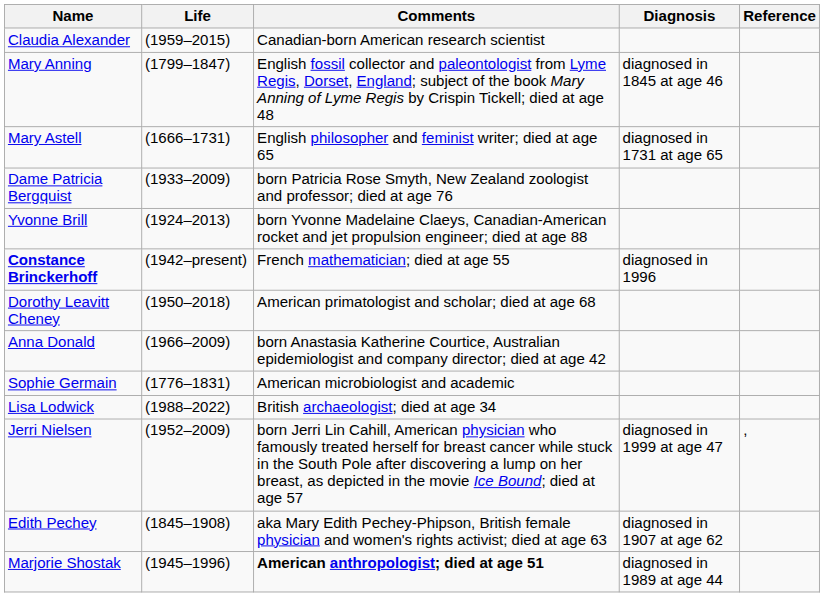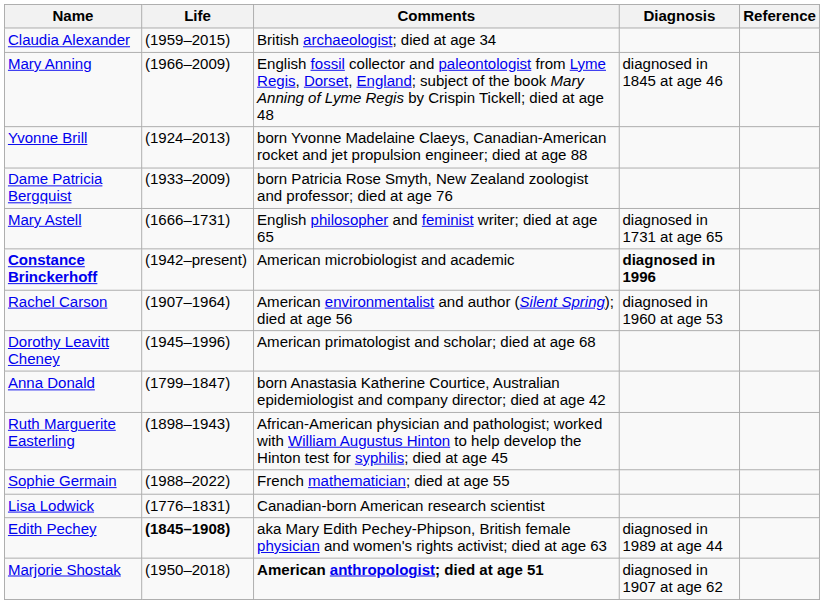(401, 40) Canadian-born American research scientist -> (377, 40) British archaeologist; died at age 34
(188, 64) (1799–1847) -> (188, 64) (1966–2009)
rows swapped: (45, 138) <-> (48, 220)
(383, 261) French mathematician; died at age 55 -> (386, 261) American microbiologist and academic
(665, 269) normal -> (669, 269) bold
+ row: (58, 301)
(188, 301) (1950–2018) -> (188, 342) (1945–1996)
(188, 342) (1966–2009) -> (188, 383) (1799–1847)
+ row: (62, 432)
(188, 383) (1776–1831) -> (188, 481) (1988–2022)
(386, 383) American microbiologist and academic -> (383, 481) French mathematician; died at age 55
(188, 407) (1988–2022) -> (188, 505) (1776–1831)
(377, 407) British archaeologist; died at age 34 -> (401, 505) Canadian-born American research scientist
- row: (50, 431)
(188, 522) normal -> (188, 529) bold
(673, 531) diagnosed in 1907 at age 62 -> (673, 538) diagnosed in 1989 at age 44
(188, 563) (1945–1996) -> (188, 570) (1950–2018)
(673, 571) diagnosed in 1989 at age 44 -> (673, 578) diagnosed in 1907 at age 62
